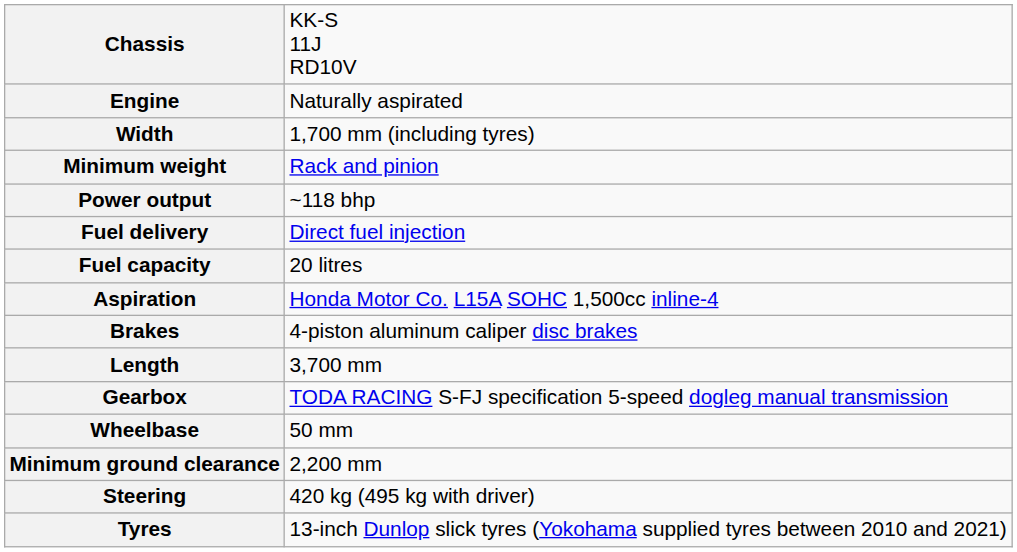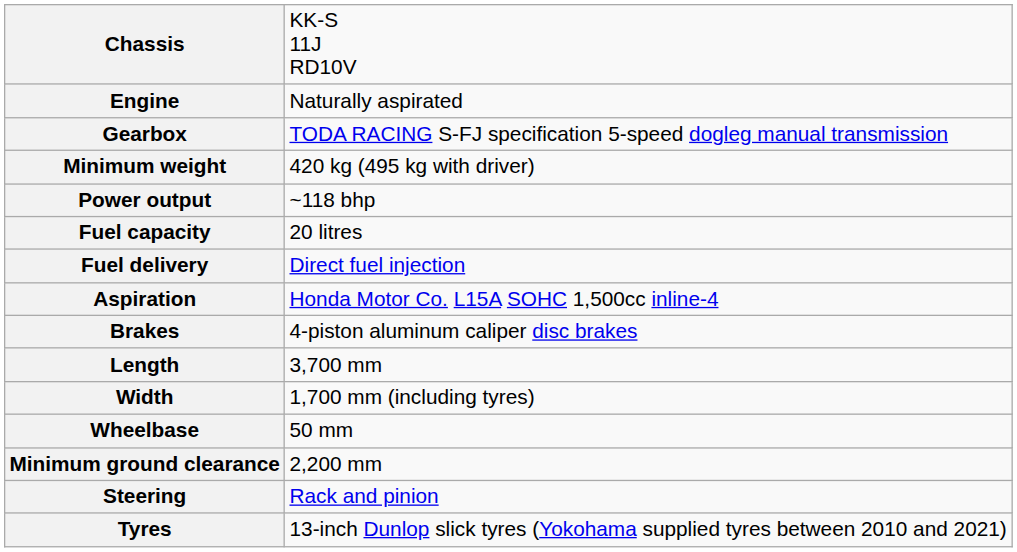rows swapped: (145, 397) <-> (145, 133)
(364, 166) Rack and pinion -> (412, 166) 420 kg (495 kg with driver)
rows swapped: (145, 265) <-> (145, 232)
(412, 496) 420 kg (495 kg with driver) -> (364, 496) Rack and pinion
